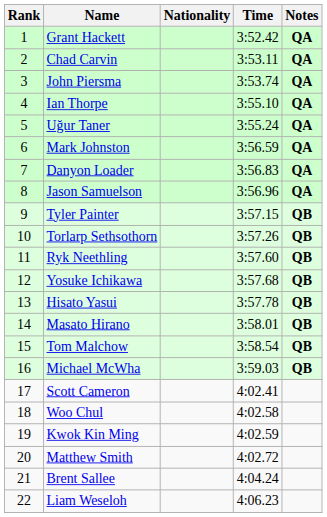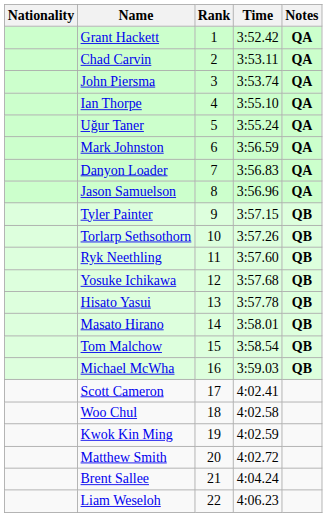columns swapped: (24, 15) <-> (197, 15)
